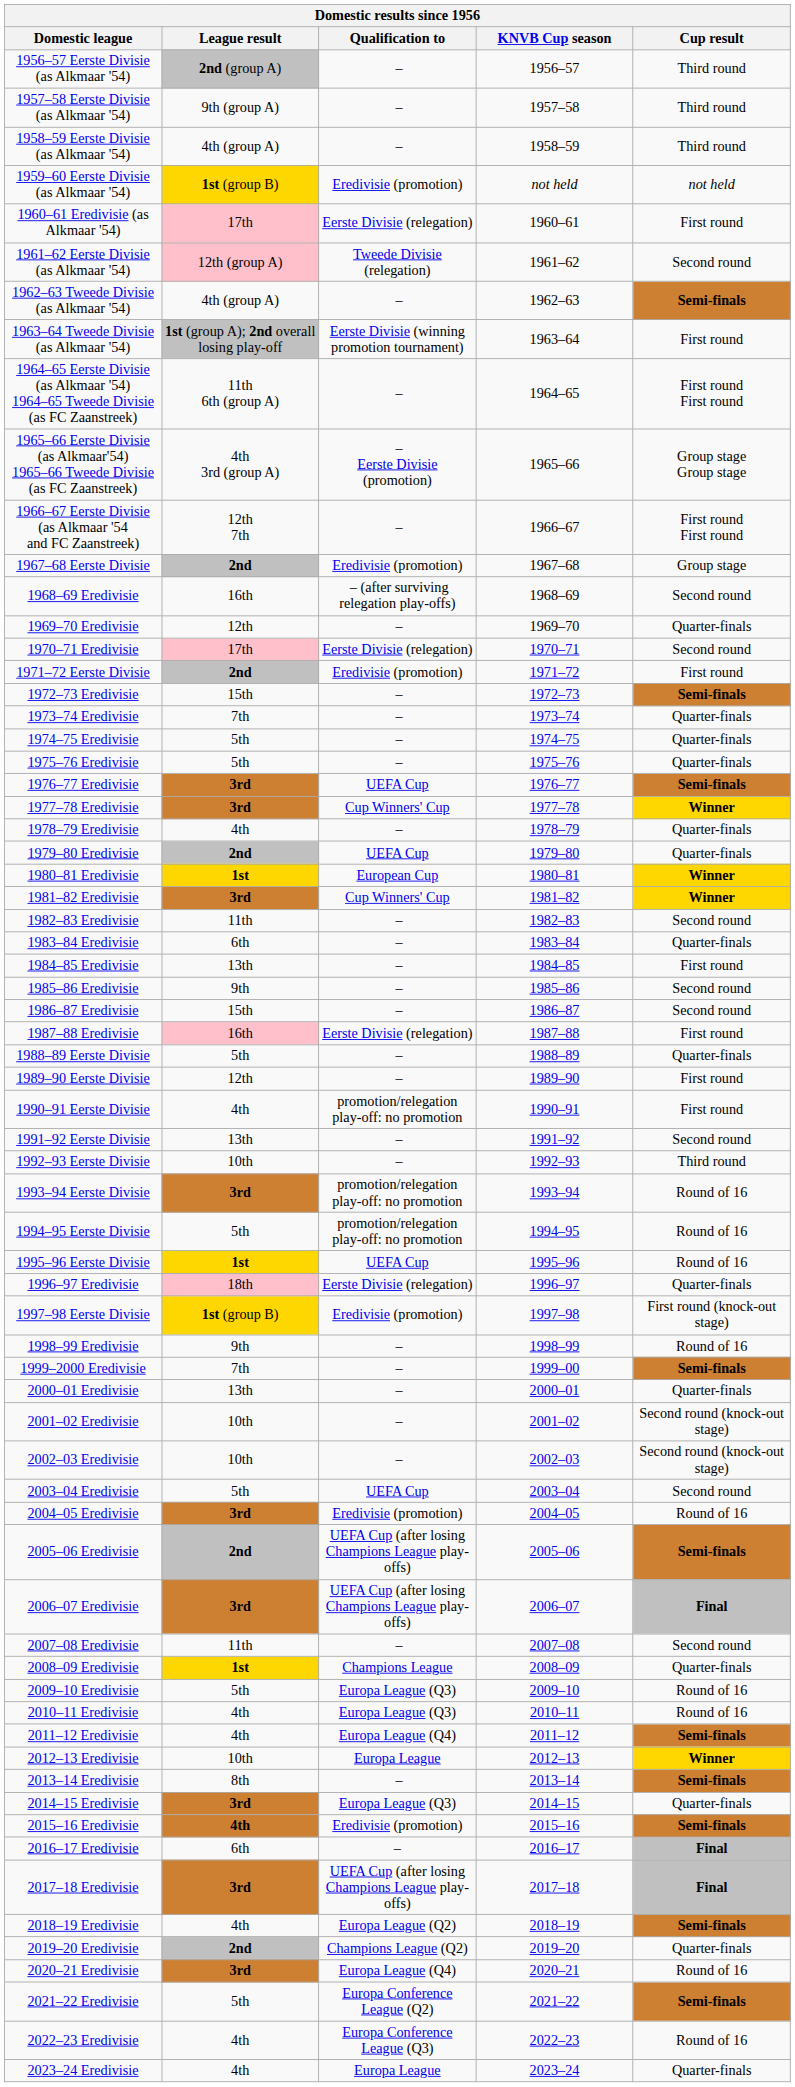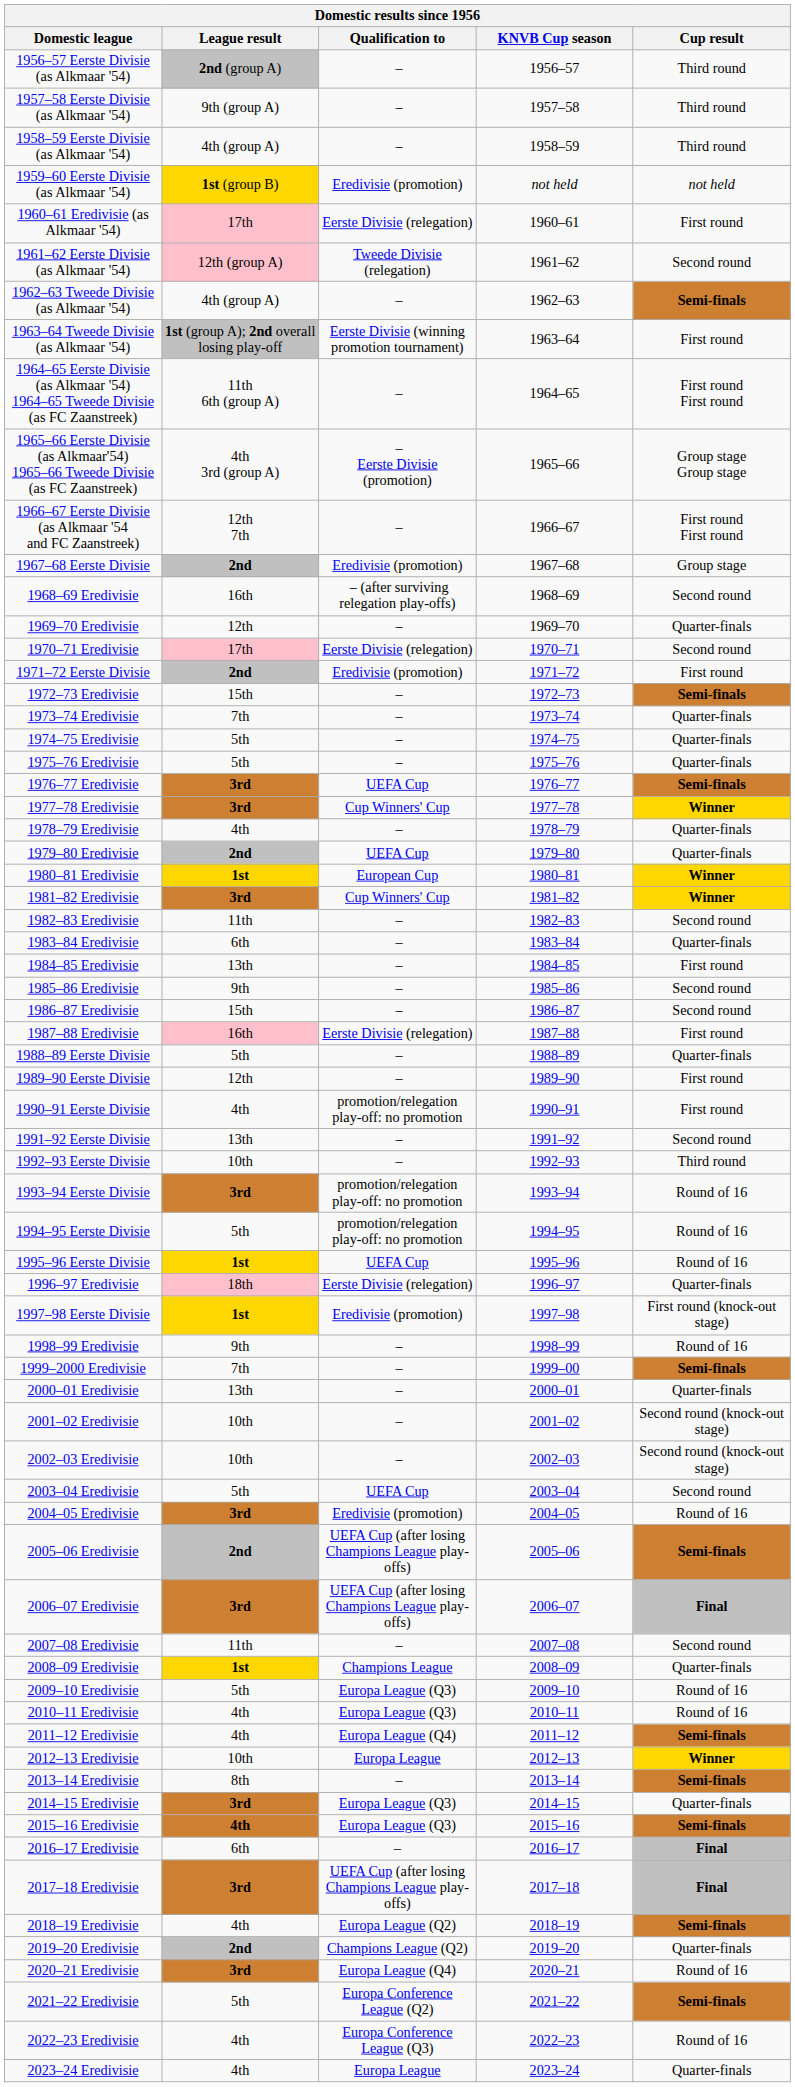(240, 1315) 1st (group B) -> (240, 1315) 1st
(397, 1825) Eredivisie (promotion) -> (397, 1825) Europa League (Q3)
